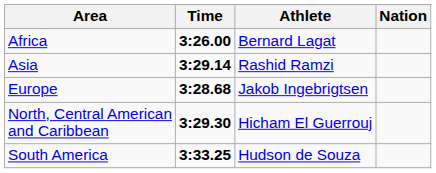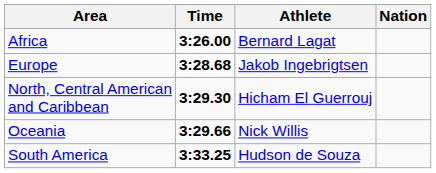- row: (23, 65)
+ row: (37, 131)
